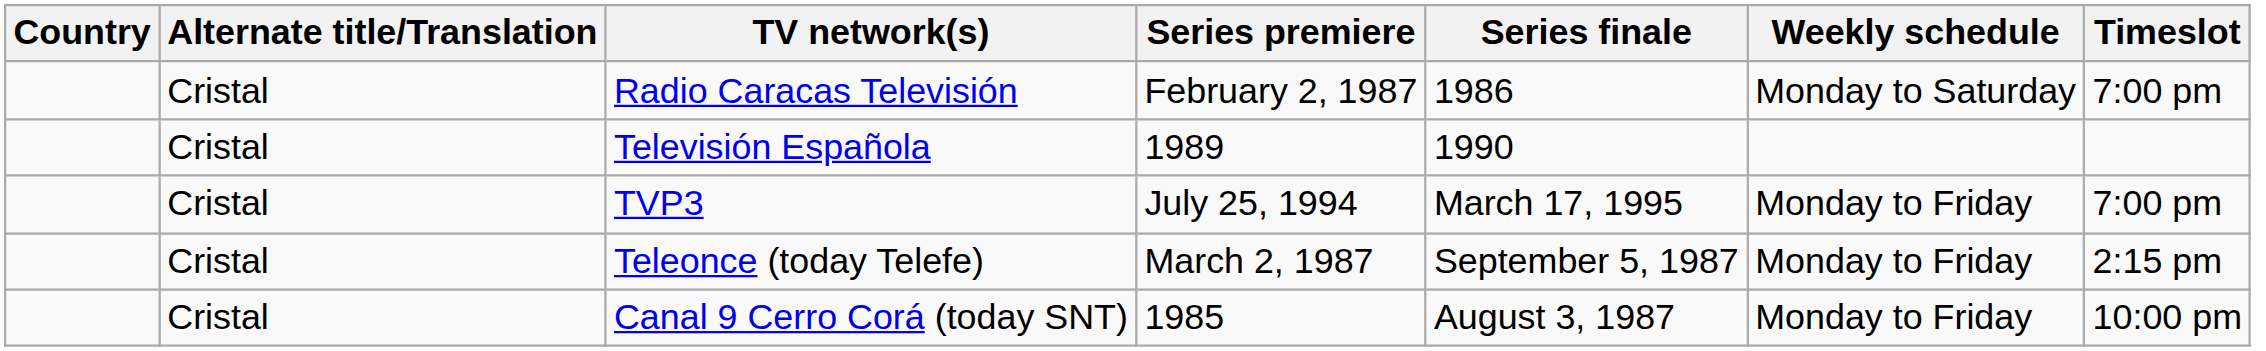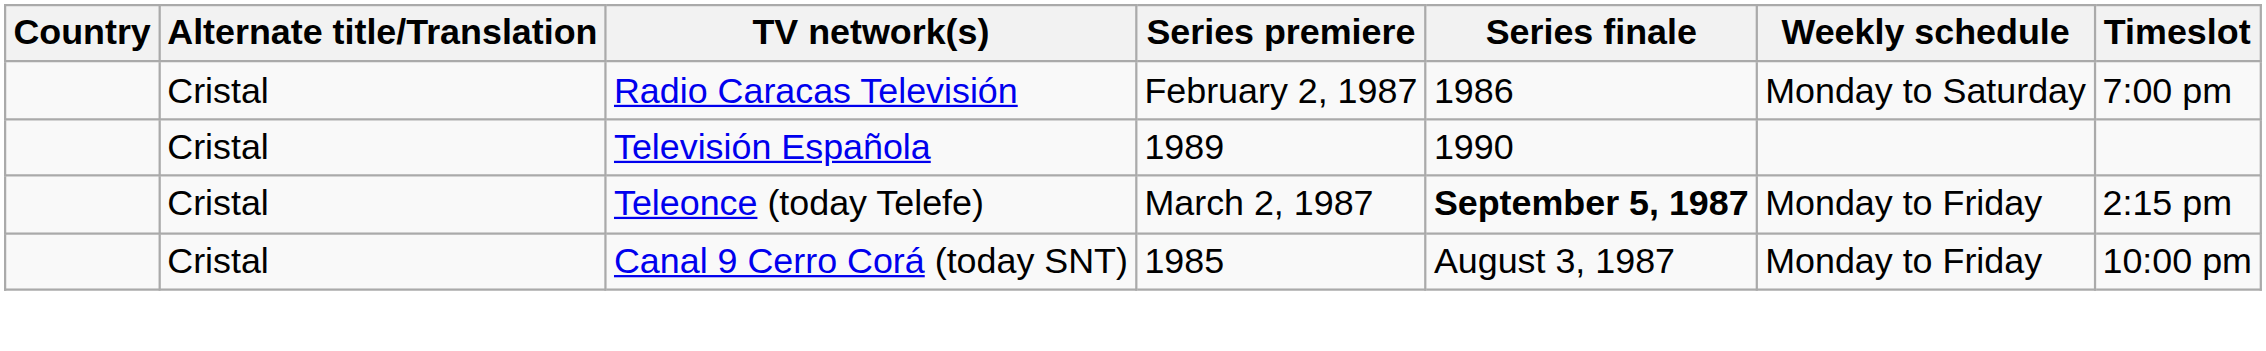- row: (659, 203)
(1586, 260) normal -> (1591, 203) bold
